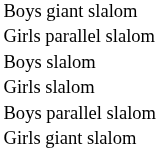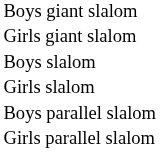rows swapped: (70, 138) <-> (79, 36)
